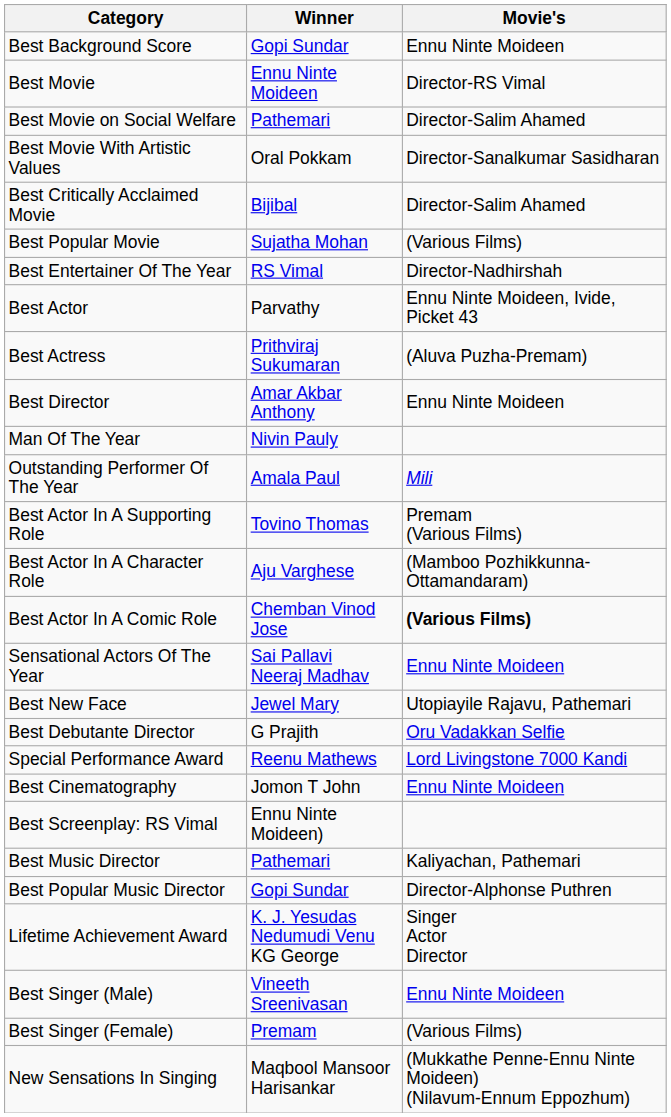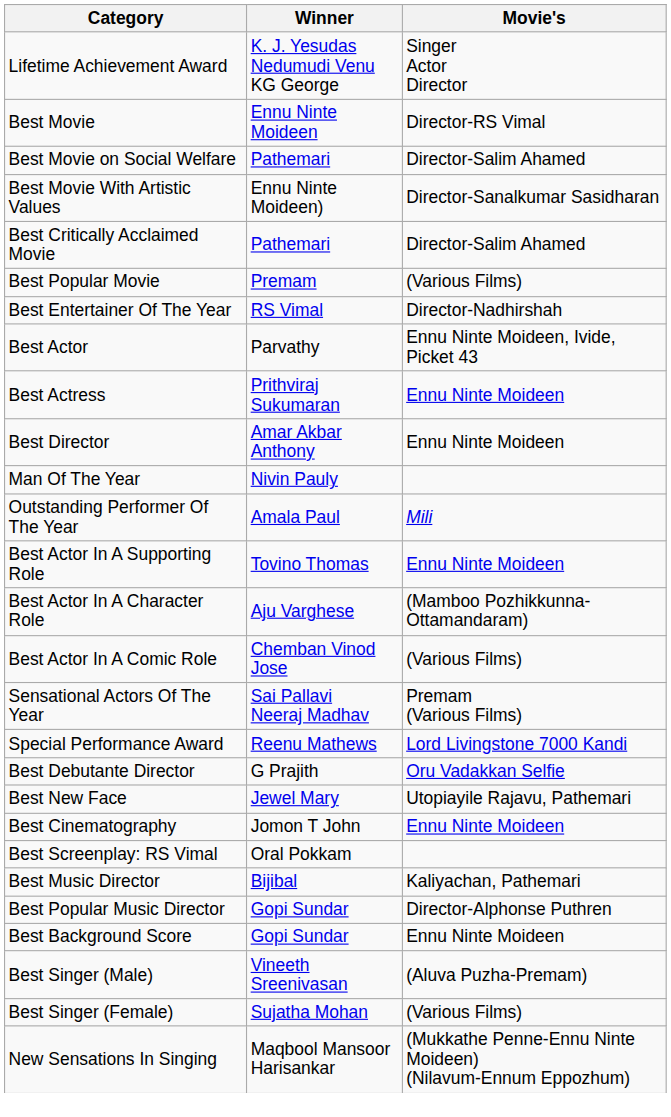rows swapped: (118, 937) <-> (100, 45)
(301, 158) Oral Pokkam -> (294, 197) Ennu Ninte Moideen)
(274, 205) Bijibal -> (290, 244) Pathemari
(309, 243) Sujatha Mohan -> (284, 282) Premam
(497, 355) (Aluva Puzha-Premam) -> (485, 394) Ennu Ninte Moideen
(464, 525) Premam (Various Films) -> (485, 564) Ennu Ninte Moideen
(469, 619) bold -> (464, 658) normal
(485, 666) Ennu Ninte Moideen -> (464, 706) Premam (Various Films)
rows swapped: (116, 759) <-> (68, 704)
(294, 824) Ennu Ninte Moideen) -> (301, 854) Oral Pokkam
(290, 862) Pathemari -> (274, 881) Bijibal
(485, 994) Ennu Ninte Moideen -> (497, 974) (Aluva Puzha-Premam)
(284, 1031) Premam -> (309, 1012) Sujatha Mohan
